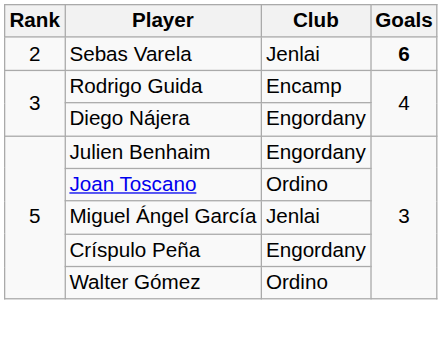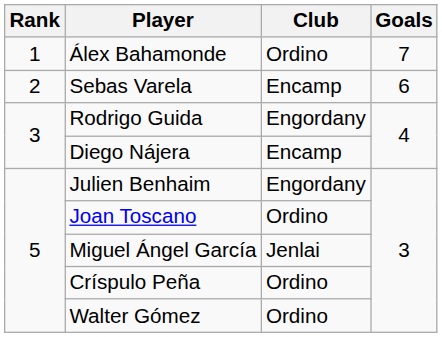+ row: (148, 53)
(293, 53) Jenlai -> (304, 86) Encamp
(404, 53) bold -> (404, 86) normal
(304, 86) Encamp -> (316, 119) Engordany
(316, 119) Engordany -> (304, 151) Encamp
(316, 250) Engordany -> (297, 282) Ordino
